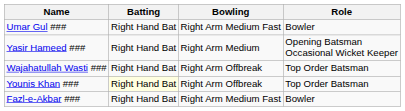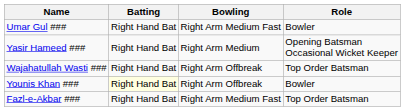(327, 83) Top Order Batsman -> (300, 83) Bowler
(300, 99) Bowler -> (327, 99) Top Order Batsman
